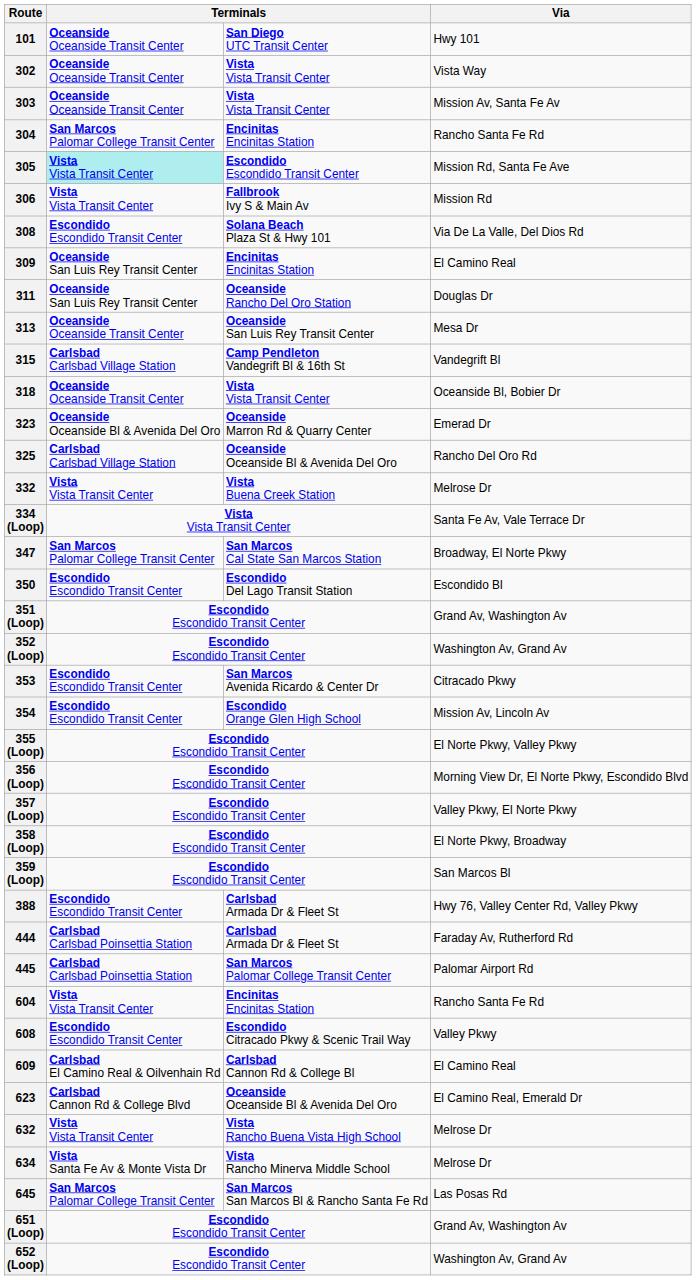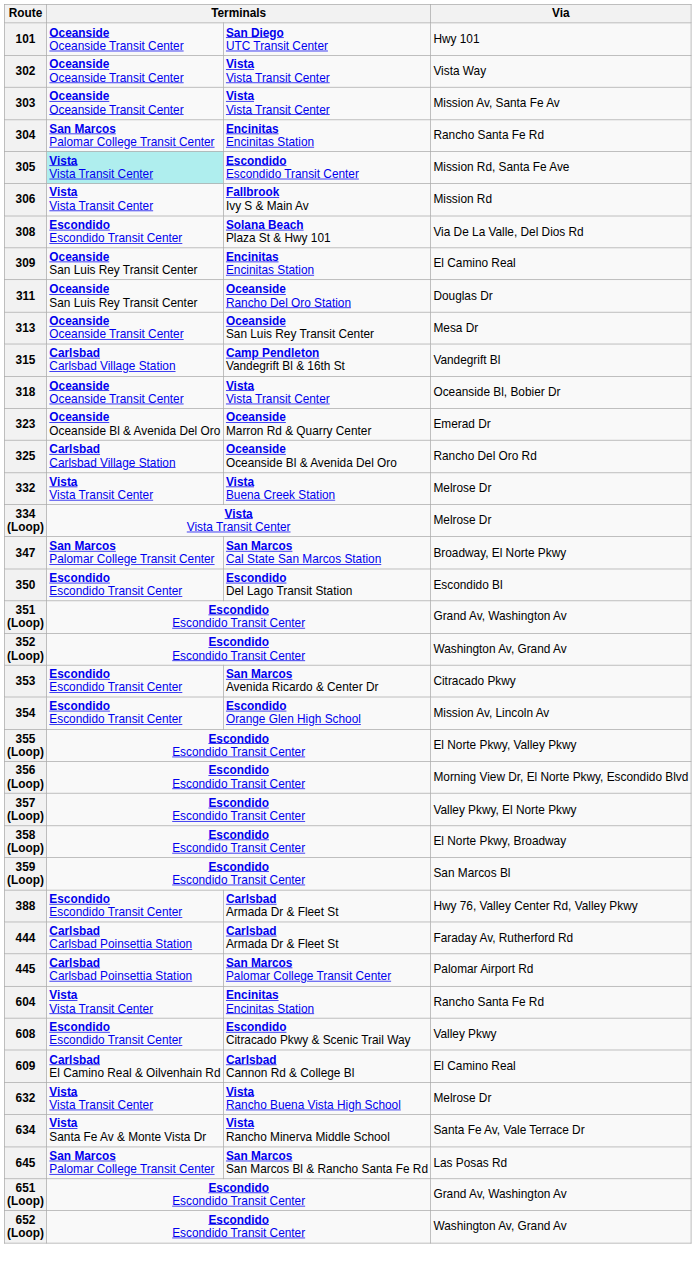(509, 520) Santa Fe Av, Vale Terrace Dr -> (462, 520) Melrose Dr
- row: (26, 1098)
(462, 1162) Melrose Dr -> (509, 1130) Santa Fe Av, Vale Terrace Dr
